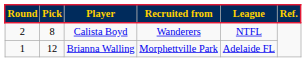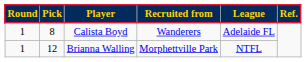(22, 31) 2 -> (22, 31) 1
(249, 31) NTFL -> (249, 31) Adelaide FL
(249, 49) Adelaide FL -> (249, 49) NTFL
